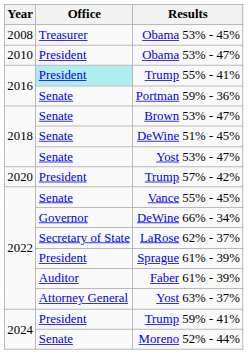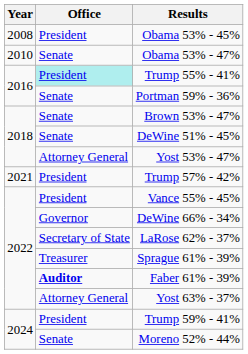(63, 34) Treasurer -> (63, 34) President
(63, 55) President -> (56, 55) Senate
(56, 156) Senate -> (83, 156) Attorney General
(20, 177) 2020 -> (20, 177) 2021
(56, 197) Senate -> (63, 197) President
(63, 258) President -> (63, 258) Treasurer
(59, 278) normal -> (61, 278) bold
